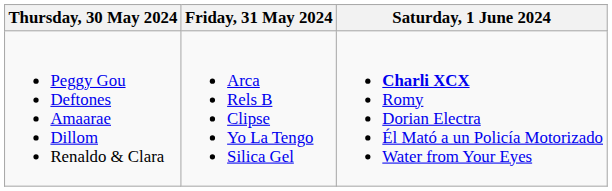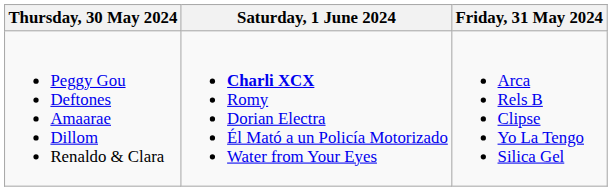columns swapped: (259, 17) <-> (472, 17)
